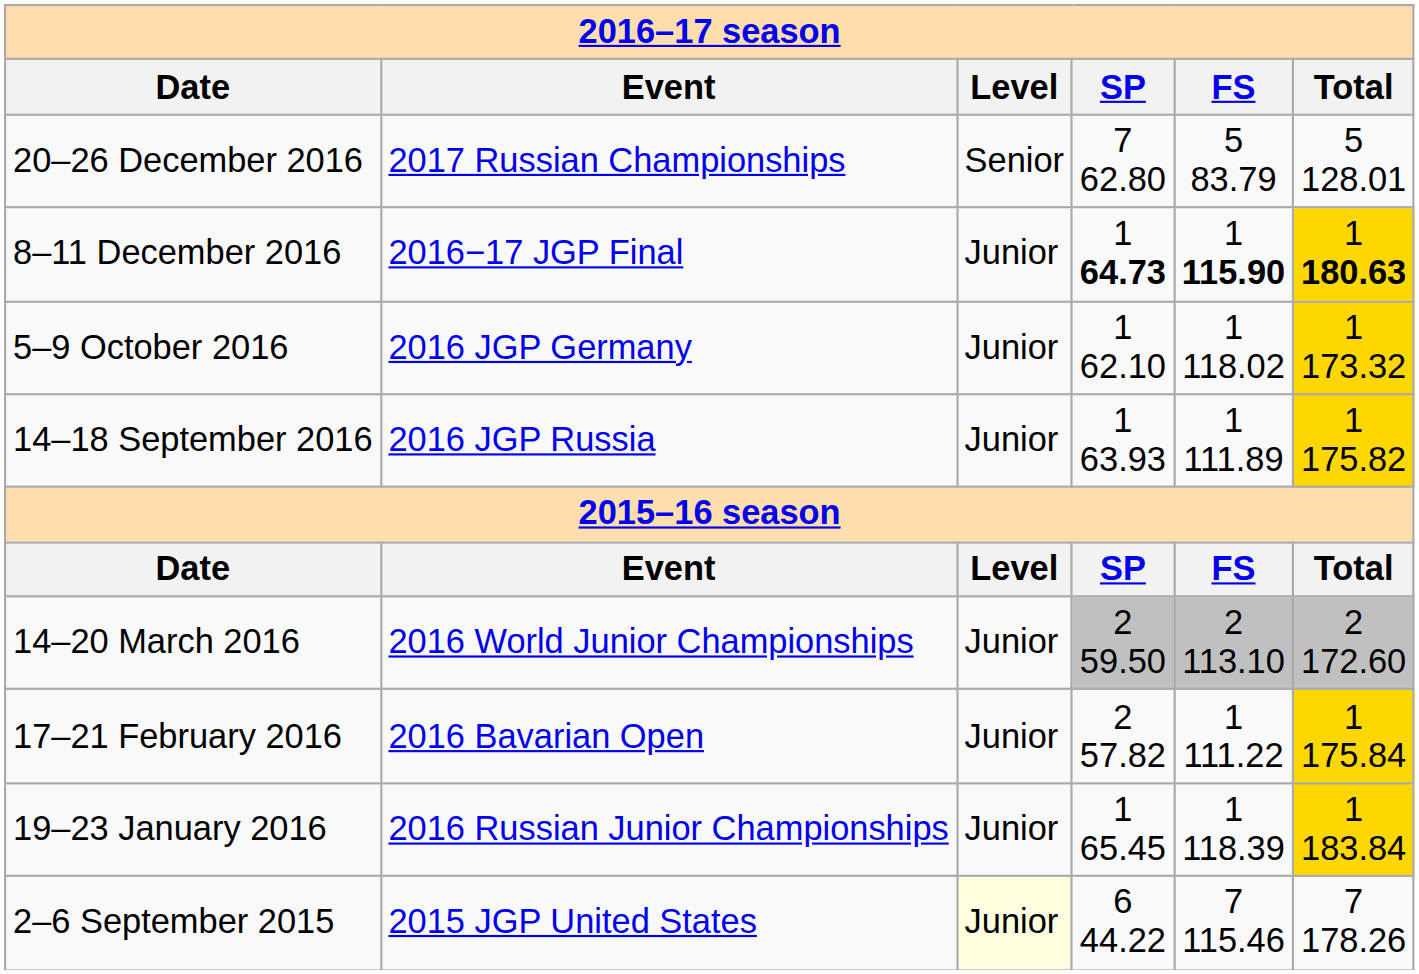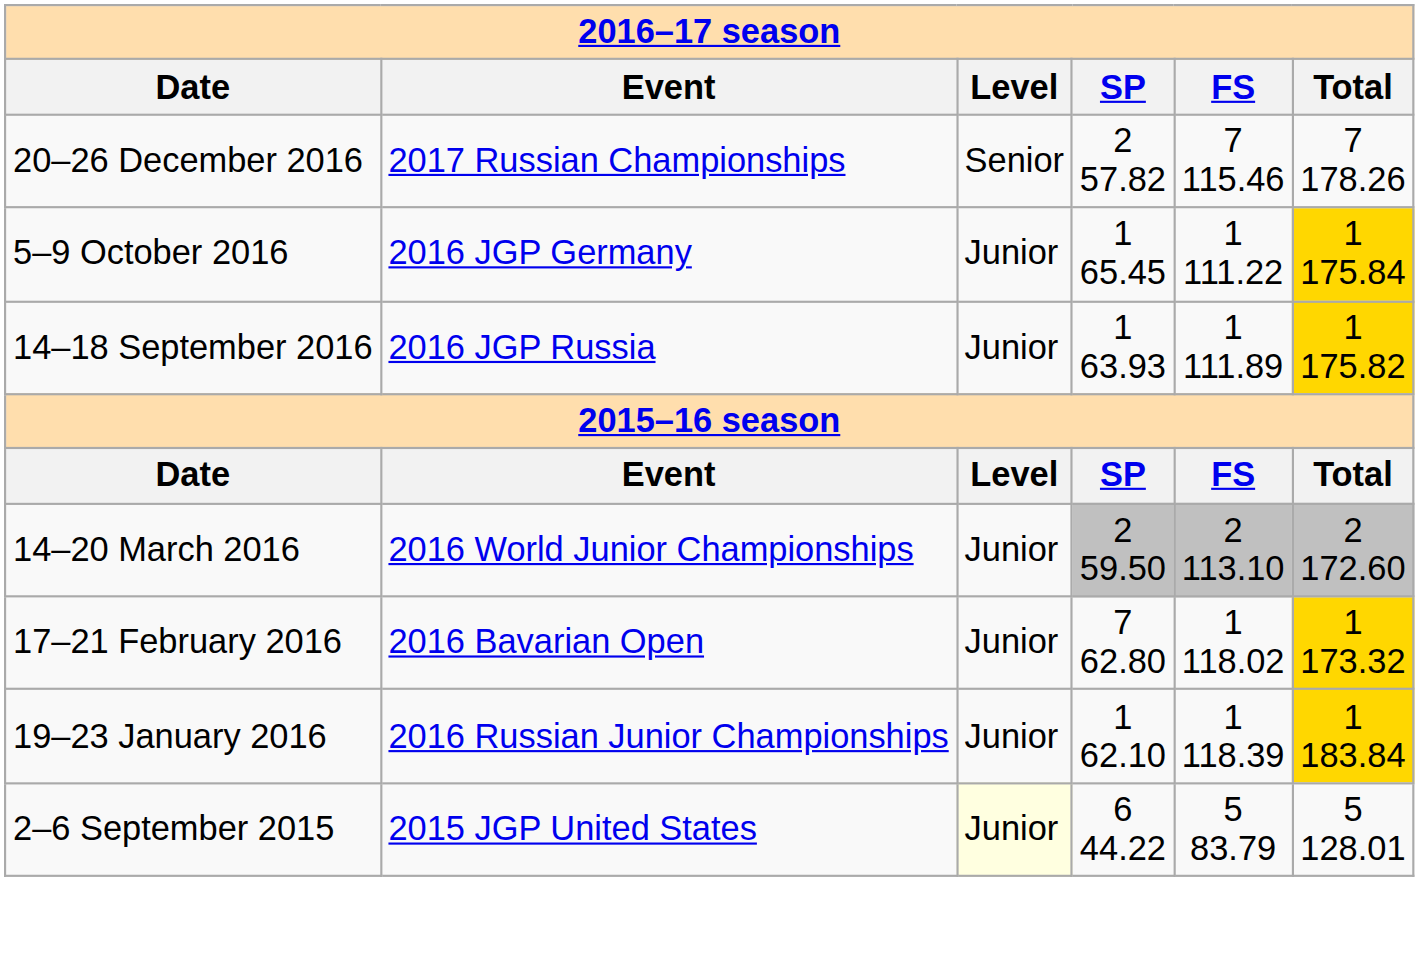(1123, 160) 7 62.80 -> (1123, 160) 2 57.82
(1233, 160) 5 83.79 -> (1233, 160) 7 115.46
(1354, 160) 5 128.01 -> (1353, 160) 7 178.26
- row: (177, 253)
(1123, 346) 1 62.10 -> (1123, 253) 1 65.45
(1233, 346) 1 118.02 -> (1233, 253) 1 111.22
(1354, 346) 1 173.32 -> (1353, 253) 1 175.84
(1123, 735) 2 57.82 -> (1123, 642) 7 62.80
(1233, 735) 1 111.22 -> (1233, 642) 1 118.02
(1354, 735) 1 175.84 -> (1353, 642) 1 173.32
(1123, 828) 1 65.45 -> (1123, 735) 1 62.10
(1233, 922) 7 115.46 -> (1233, 828) 5 83.79
(1354, 922) 7 178.26 -> (1353, 828) 5 128.01
